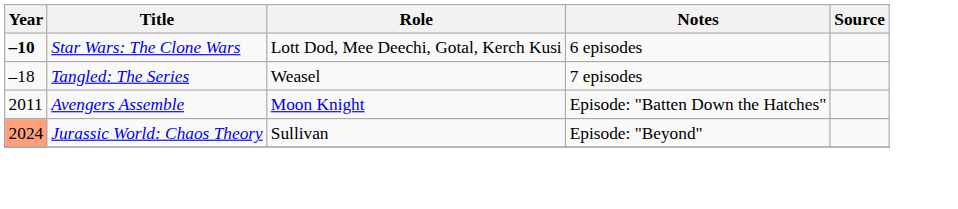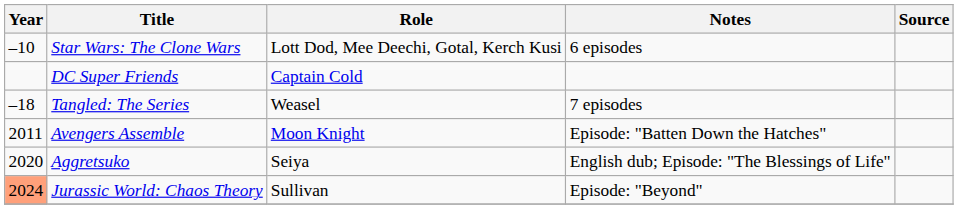(22, 47) bold -> (22, 47) normal
+ row: (115, 76)
+ row: (90, 161)
